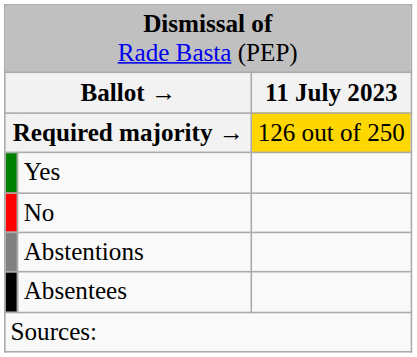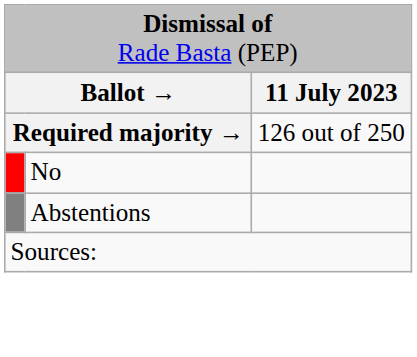(331, 132) gold background -> (331, 132) no background
- row: (42, 172)
- row: (75, 291)
